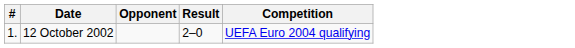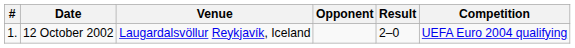+ column: (215, 14)
